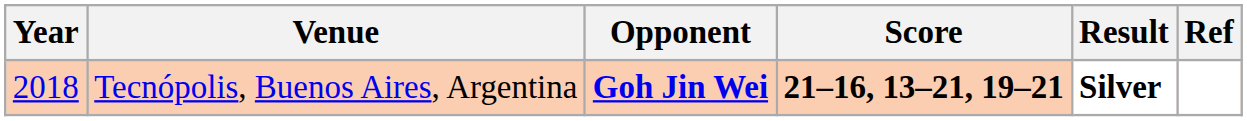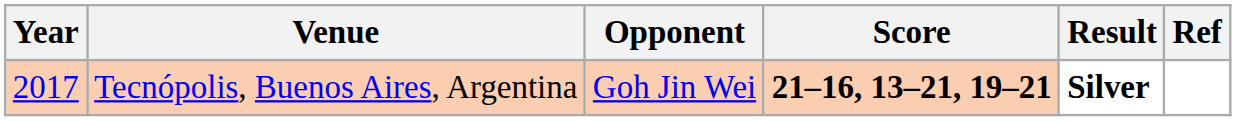(46, 86) 2018 -> (46, 86) 2017
(680, 86) bold -> (675, 86) normal
